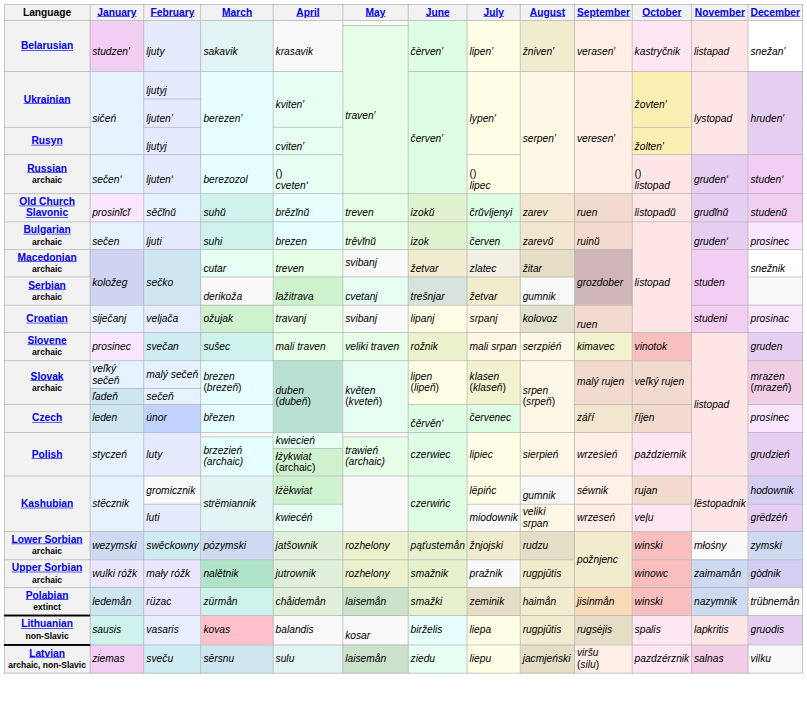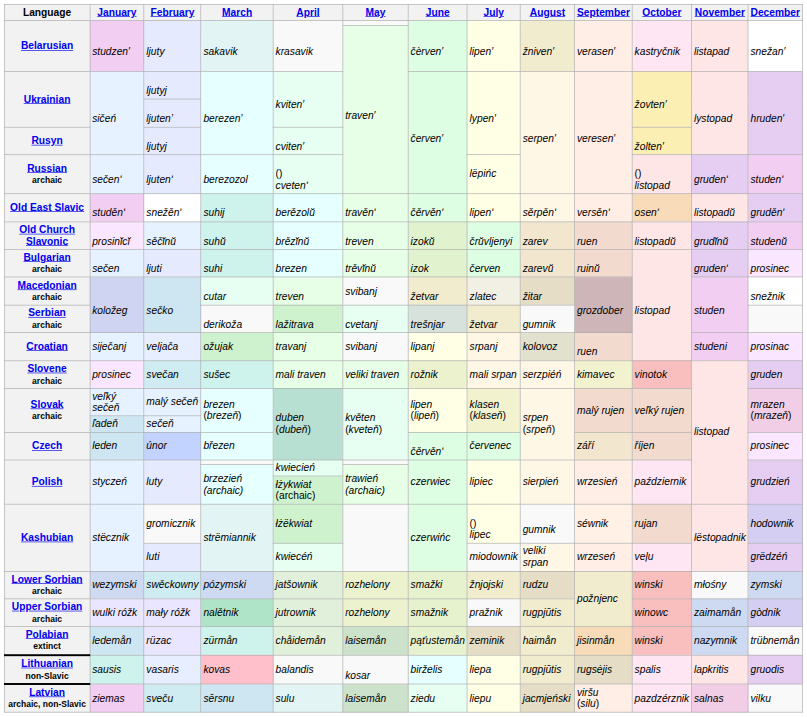(480, 180) () lipec -> (483, 174) lëpińc
+ row: (47, 207)
(483, 490) lëpińc -> (480, 529) () lipec
(438, 545) pąťustemån -> (426, 585) smažki
(426, 601) smažki -> (438, 640) pąťustemån
